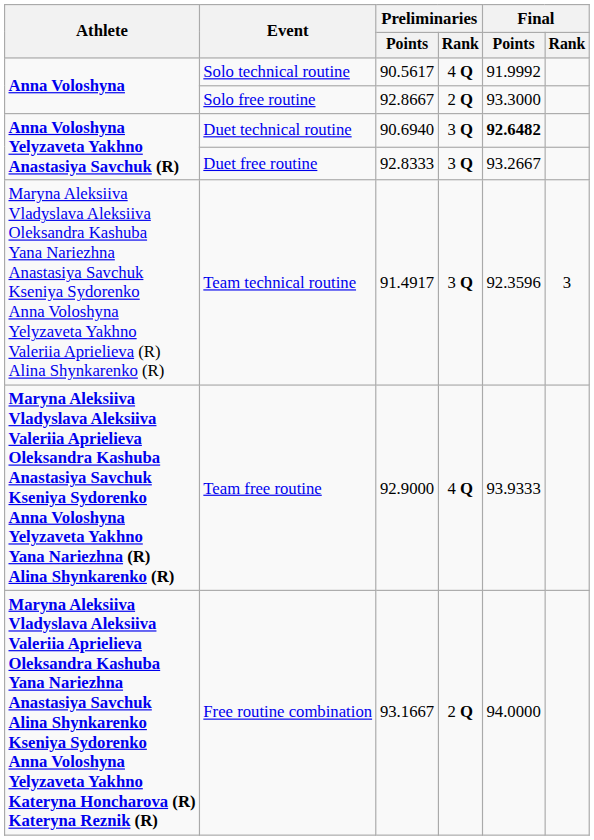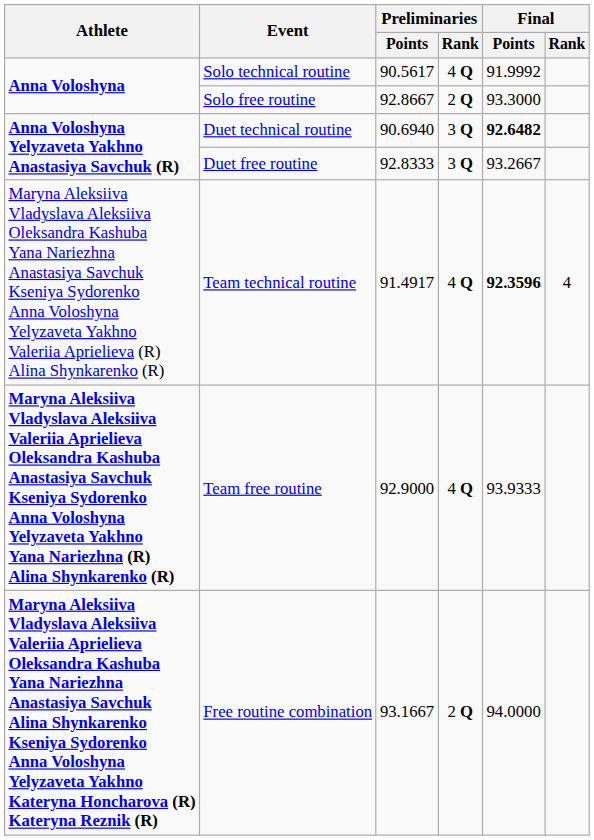(460, 283) 3 Q -> (460, 283) 4 Q
(514, 283) normal -> (514, 283) bold
(567, 283) 3 -> (567, 283) 4
